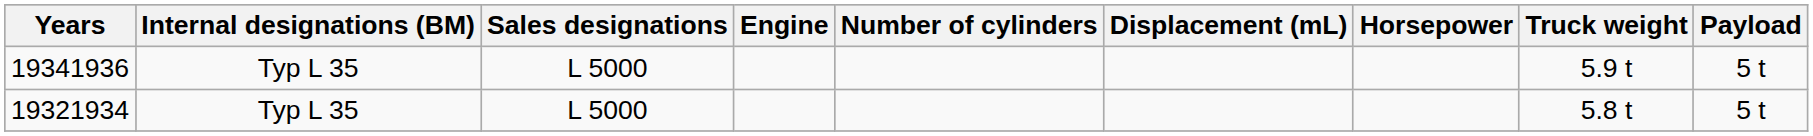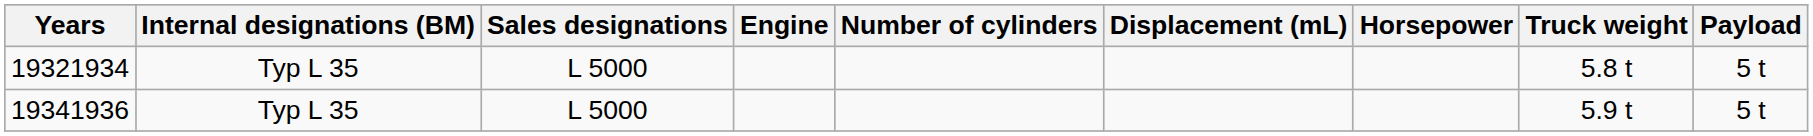rows swapped: (70, 109) <-> (70, 67)
